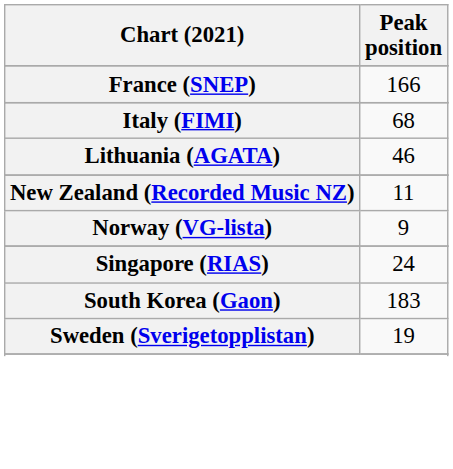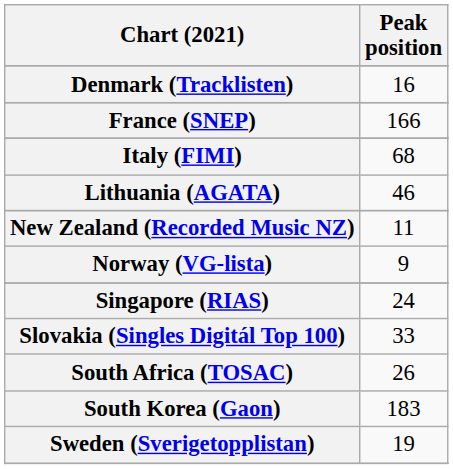+ row: (182, 84)
+ row: (182, 336)
+ row: (182, 372)
